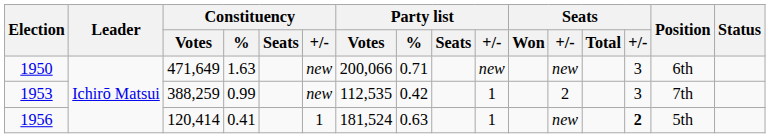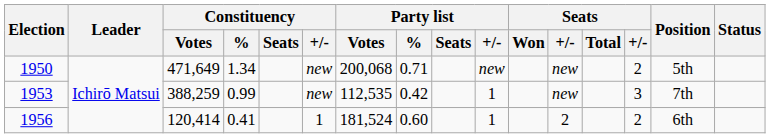(241, 68) 1.63 -> (241, 68) 1.34
(366, 68) 200,066 -> (366, 68) 200,068
(638, 68) 3 -> (638, 68) 2
(683, 68) 6th -> (683, 68) 5th
(565, 94) 2 -> (565, 94) new
(414, 119) 0.63 -> (414, 119) 0.60
(565, 119) new -> (565, 119) 2
(638, 119) bold -> (638, 119) normal
(683, 119) 5th -> (683, 119) 6th
